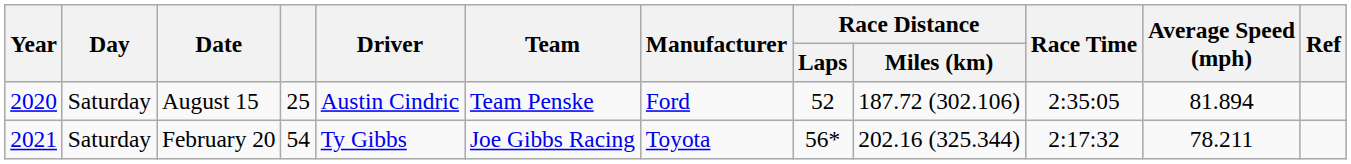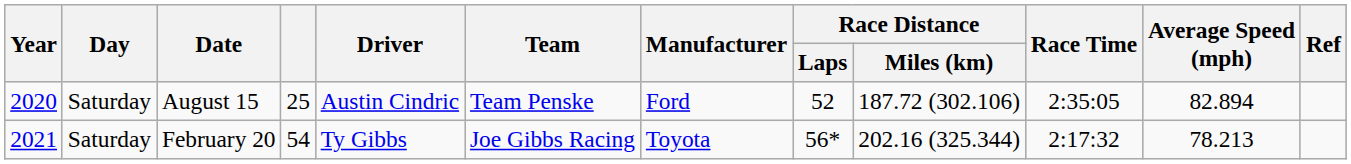(1222, 101) 81.894 -> (1222, 101) 82.894
(1222, 139) 78.211 -> (1222, 139) 78.213
